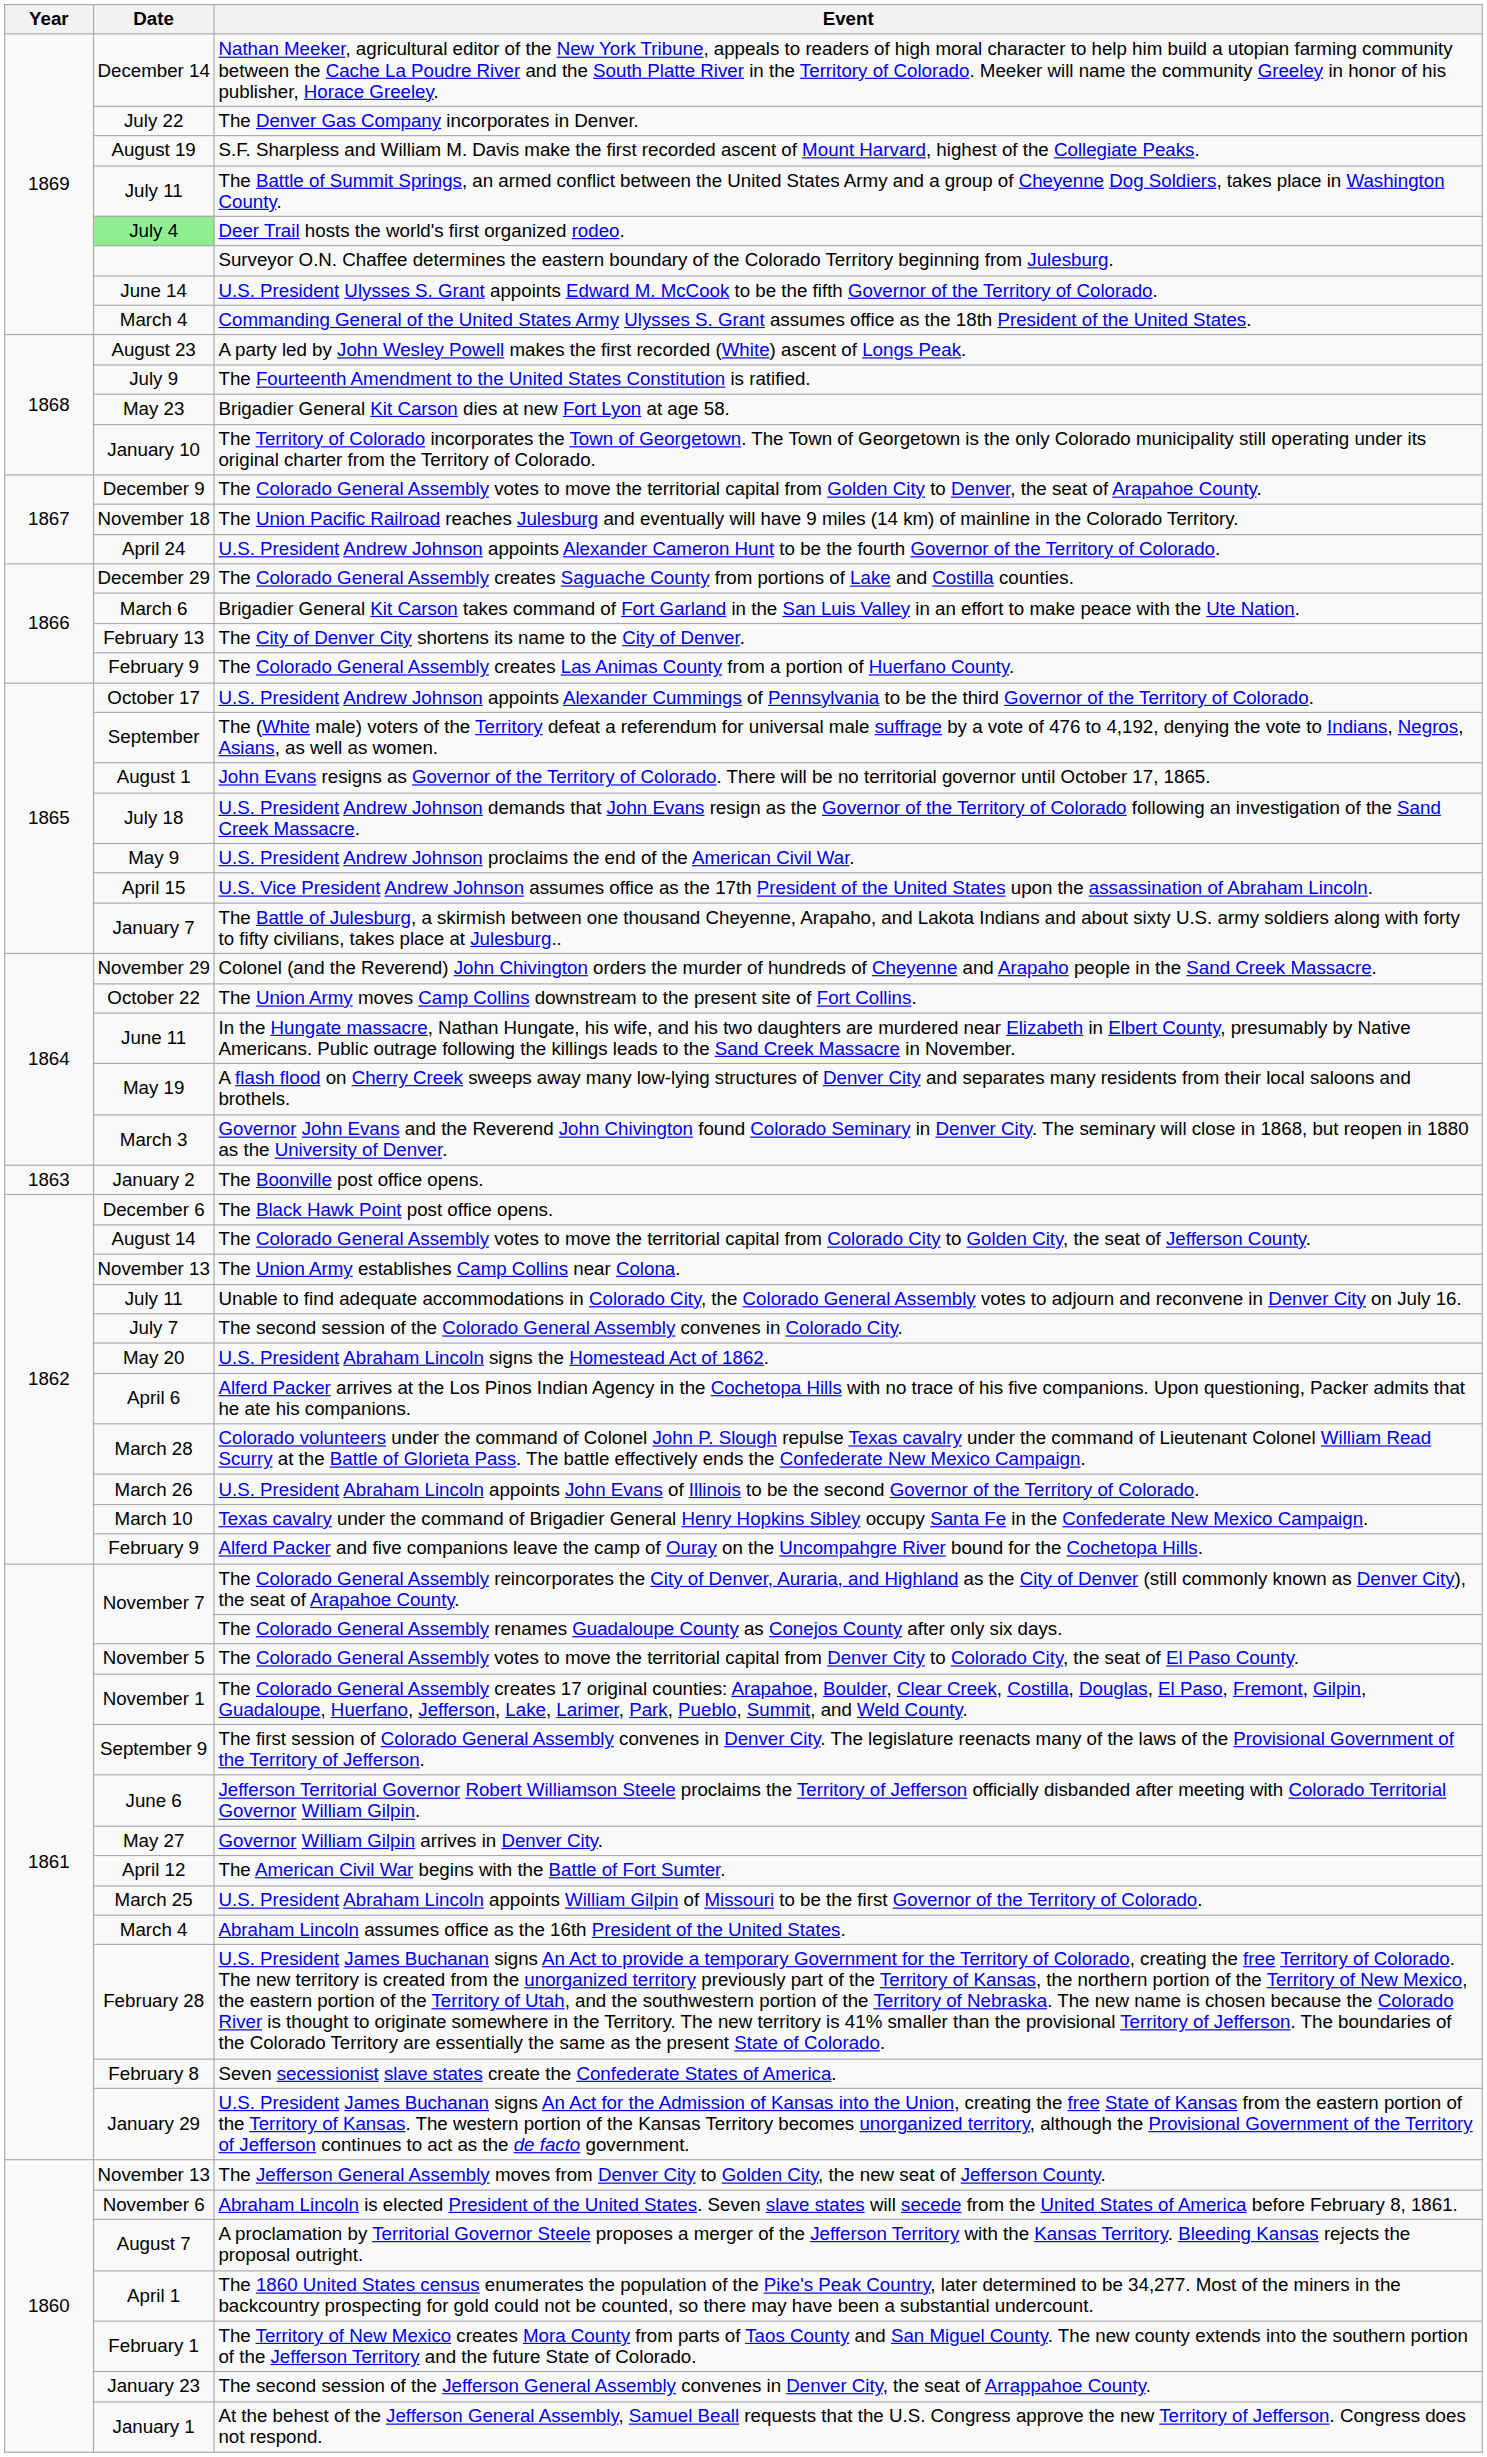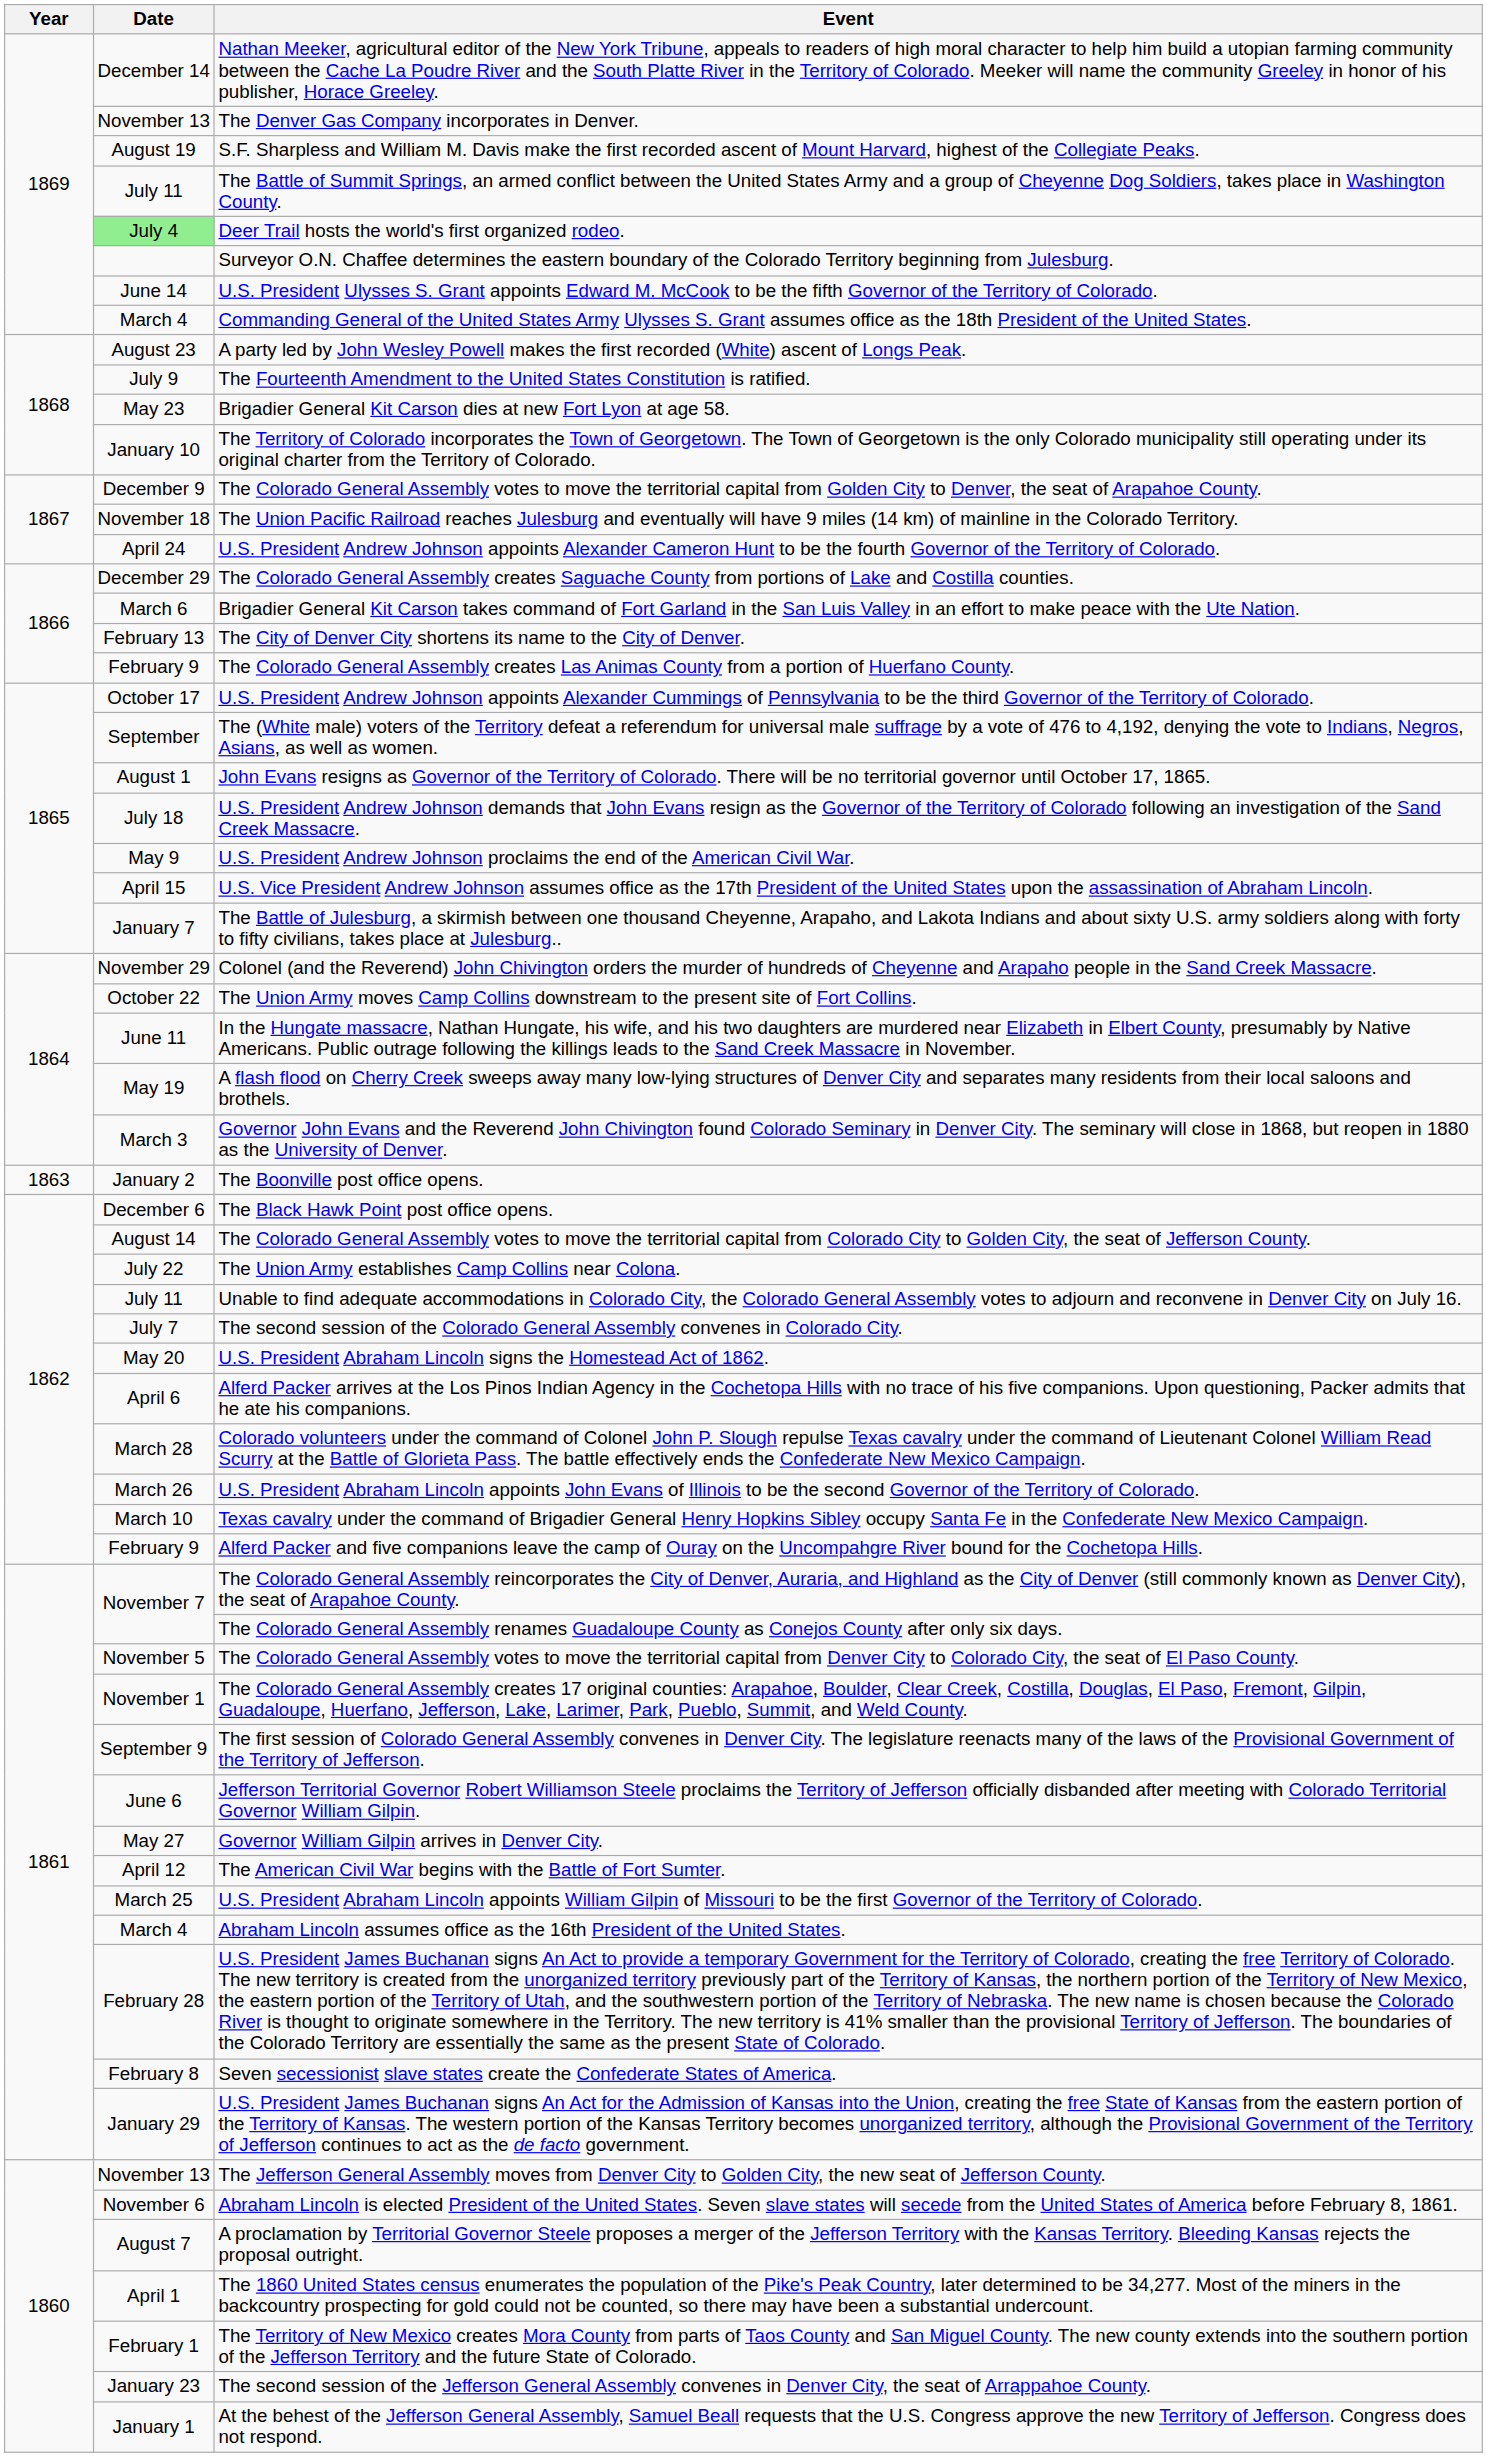(154, 120) July 22 -> (154, 120) November 13
(154, 1269) November 13 -> (154, 1269) July 22
